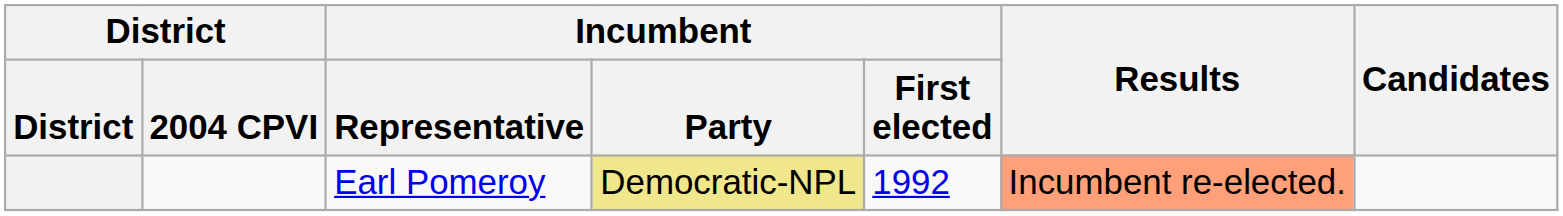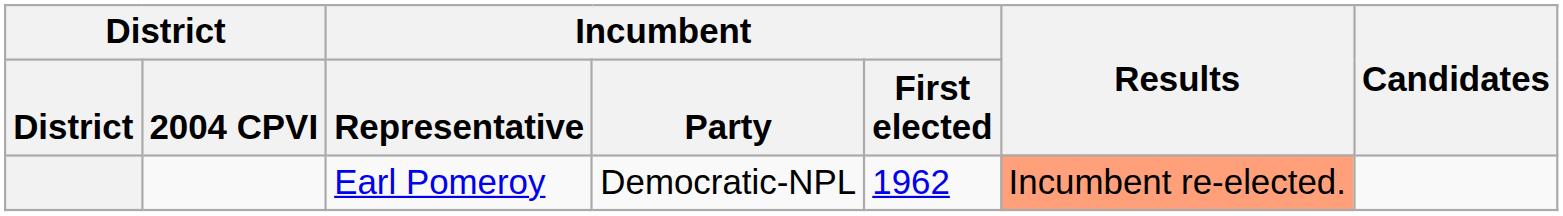(728, 182) khaki background -> (728, 182) no background
(911, 182) 1992 -> (911, 182) 1962
